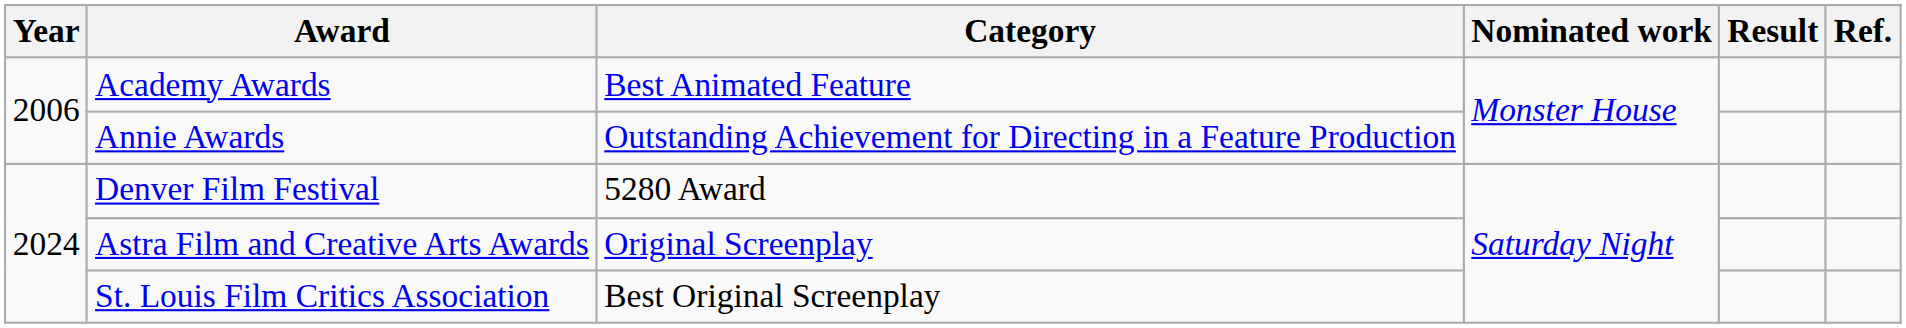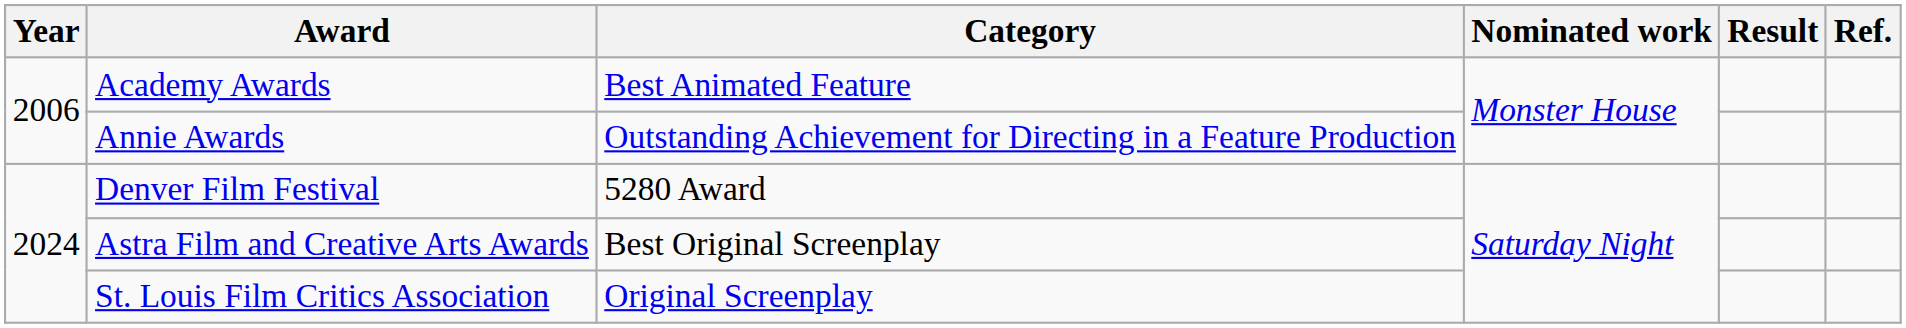(738, 243) Original Screenplay -> (772, 243) Best Original Screenplay
(772, 296) Best Original Screenplay -> (738, 296) Original Screenplay
